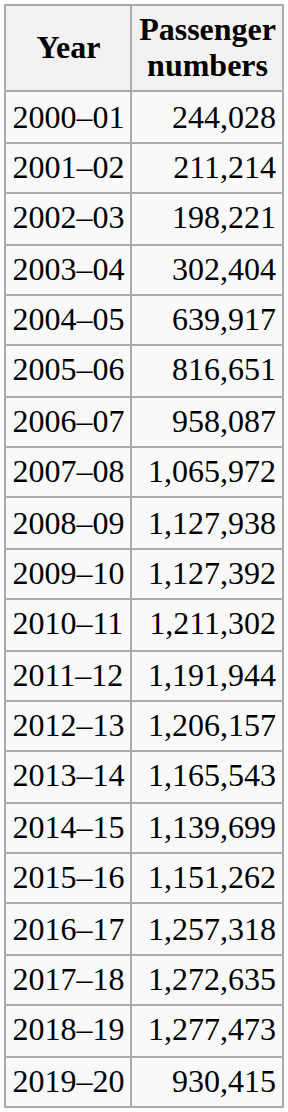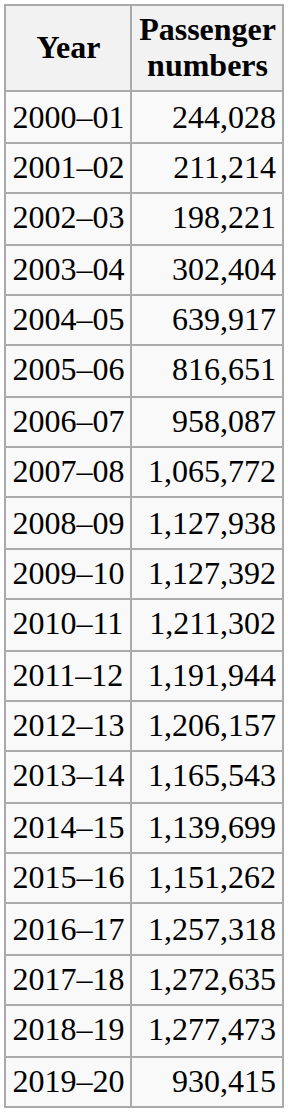(212, 471) 1,065,972 -> (212, 471) 1,065,772
